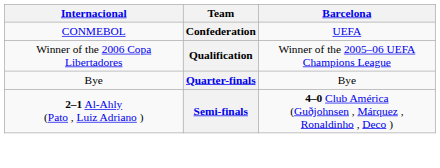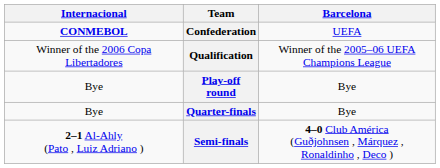(94, 31) normal -> (94, 31) bold
+ row: (221, 86)
